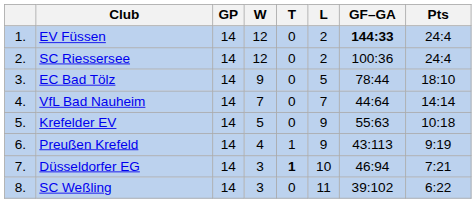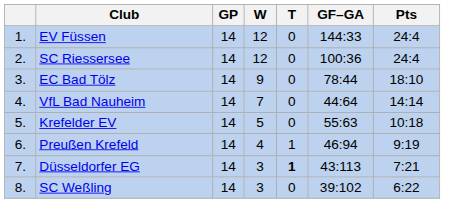- column: (324, 15)
(372, 36) bold -> (341, 36) normal
(372, 144) 43:113 -> (341, 144) 46:94
(372, 166) 46:94 -> (341, 166) 43:113
